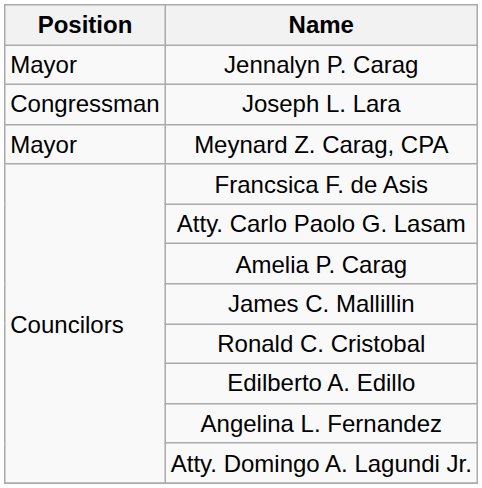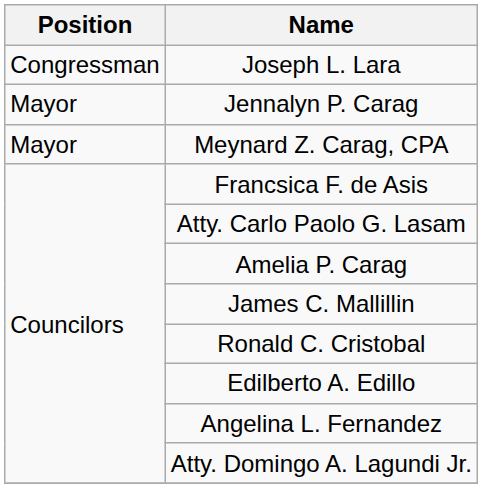rows swapped: (321, 104) <-> (321, 64)
